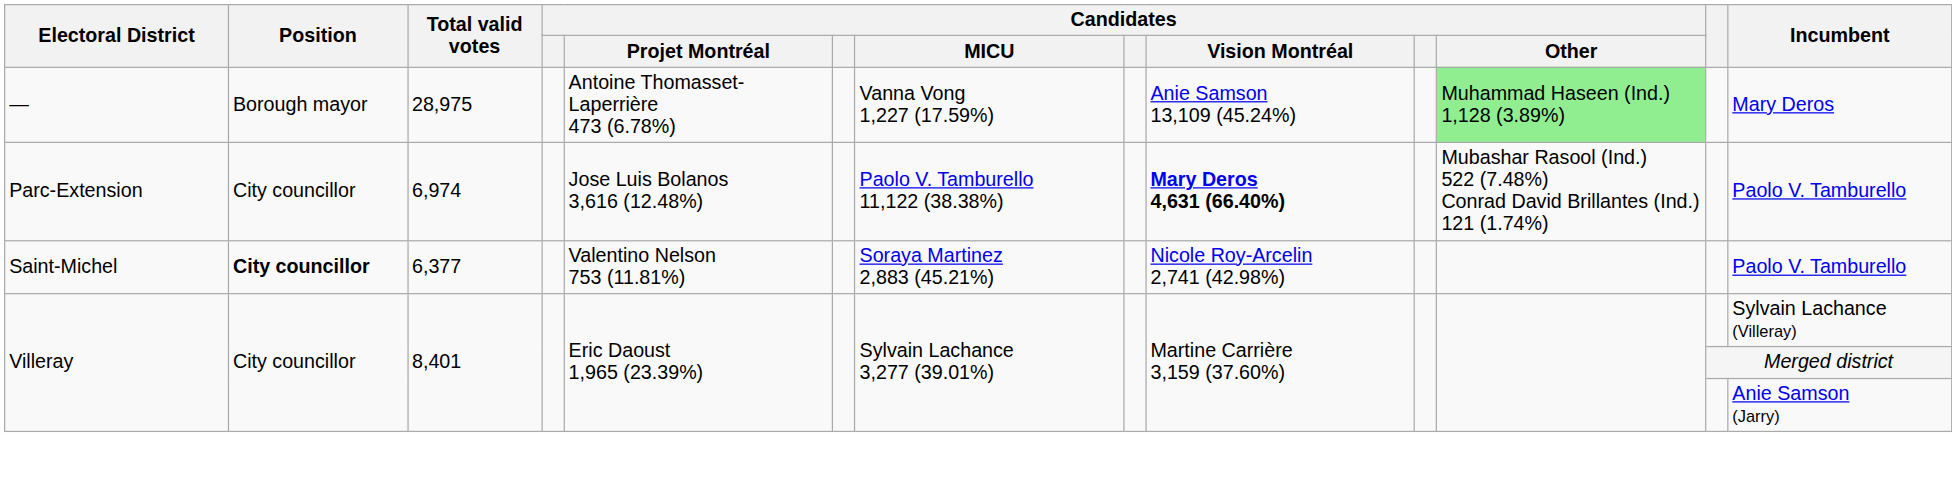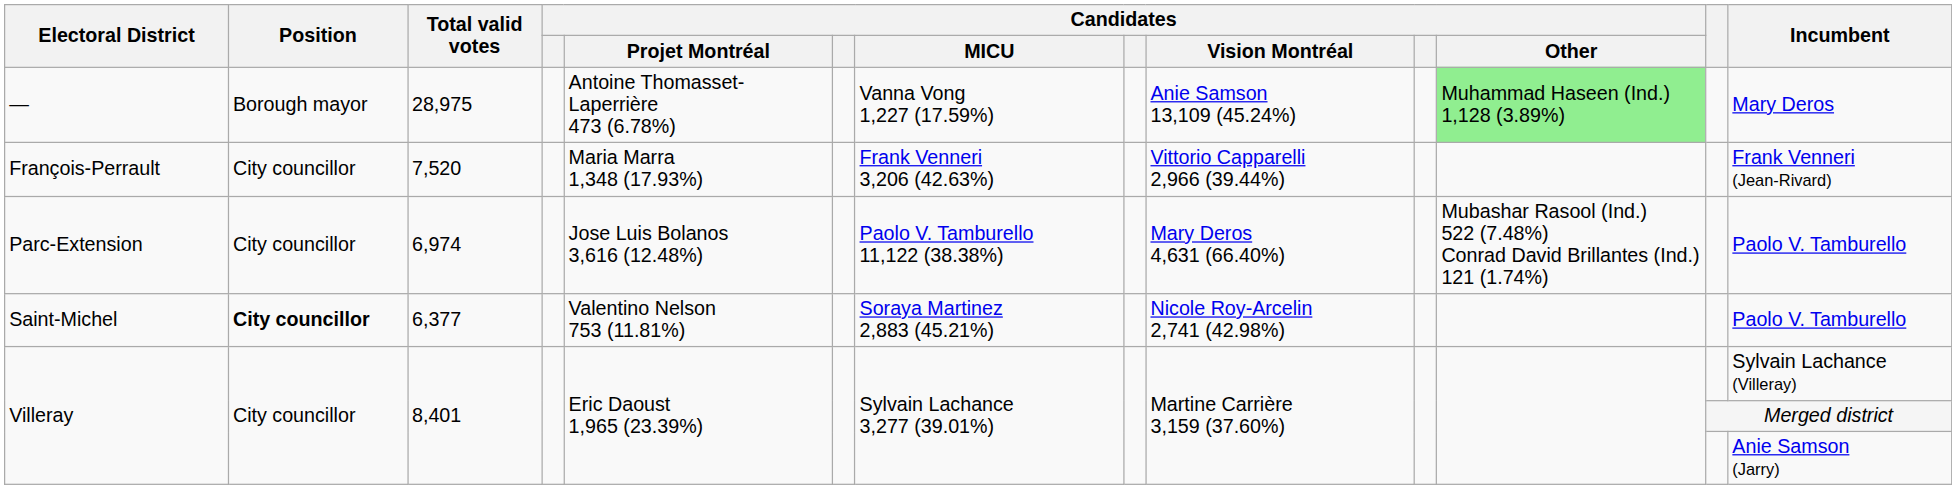+ row: (85, 169)
(1218, 191) bold -> (1218, 244) normal
